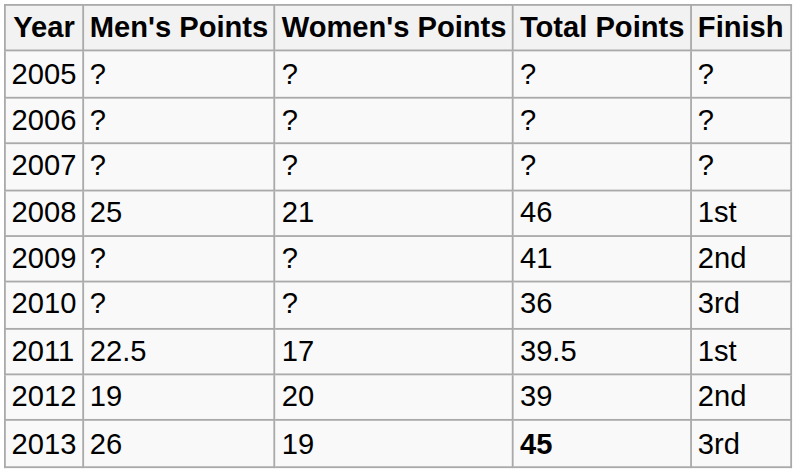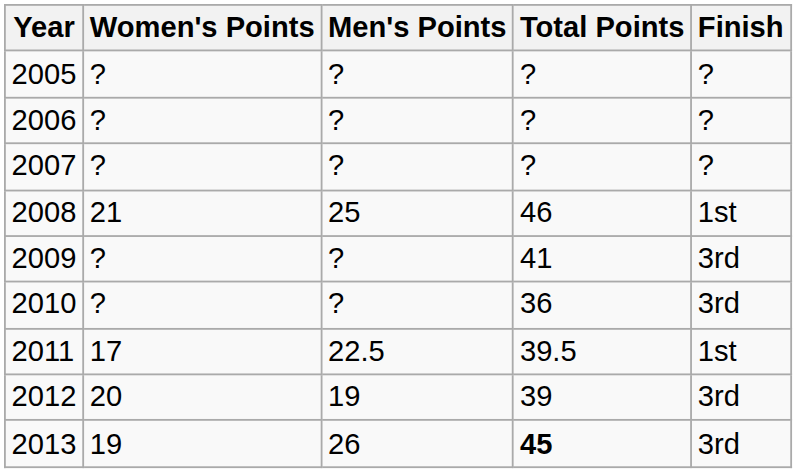columns swapped: (179, 27) <-> (394, 27)
(722, 258) 2nd -> (719, 258) 3rd
(722, 397) 2nd -> (719, 397) 3rd
